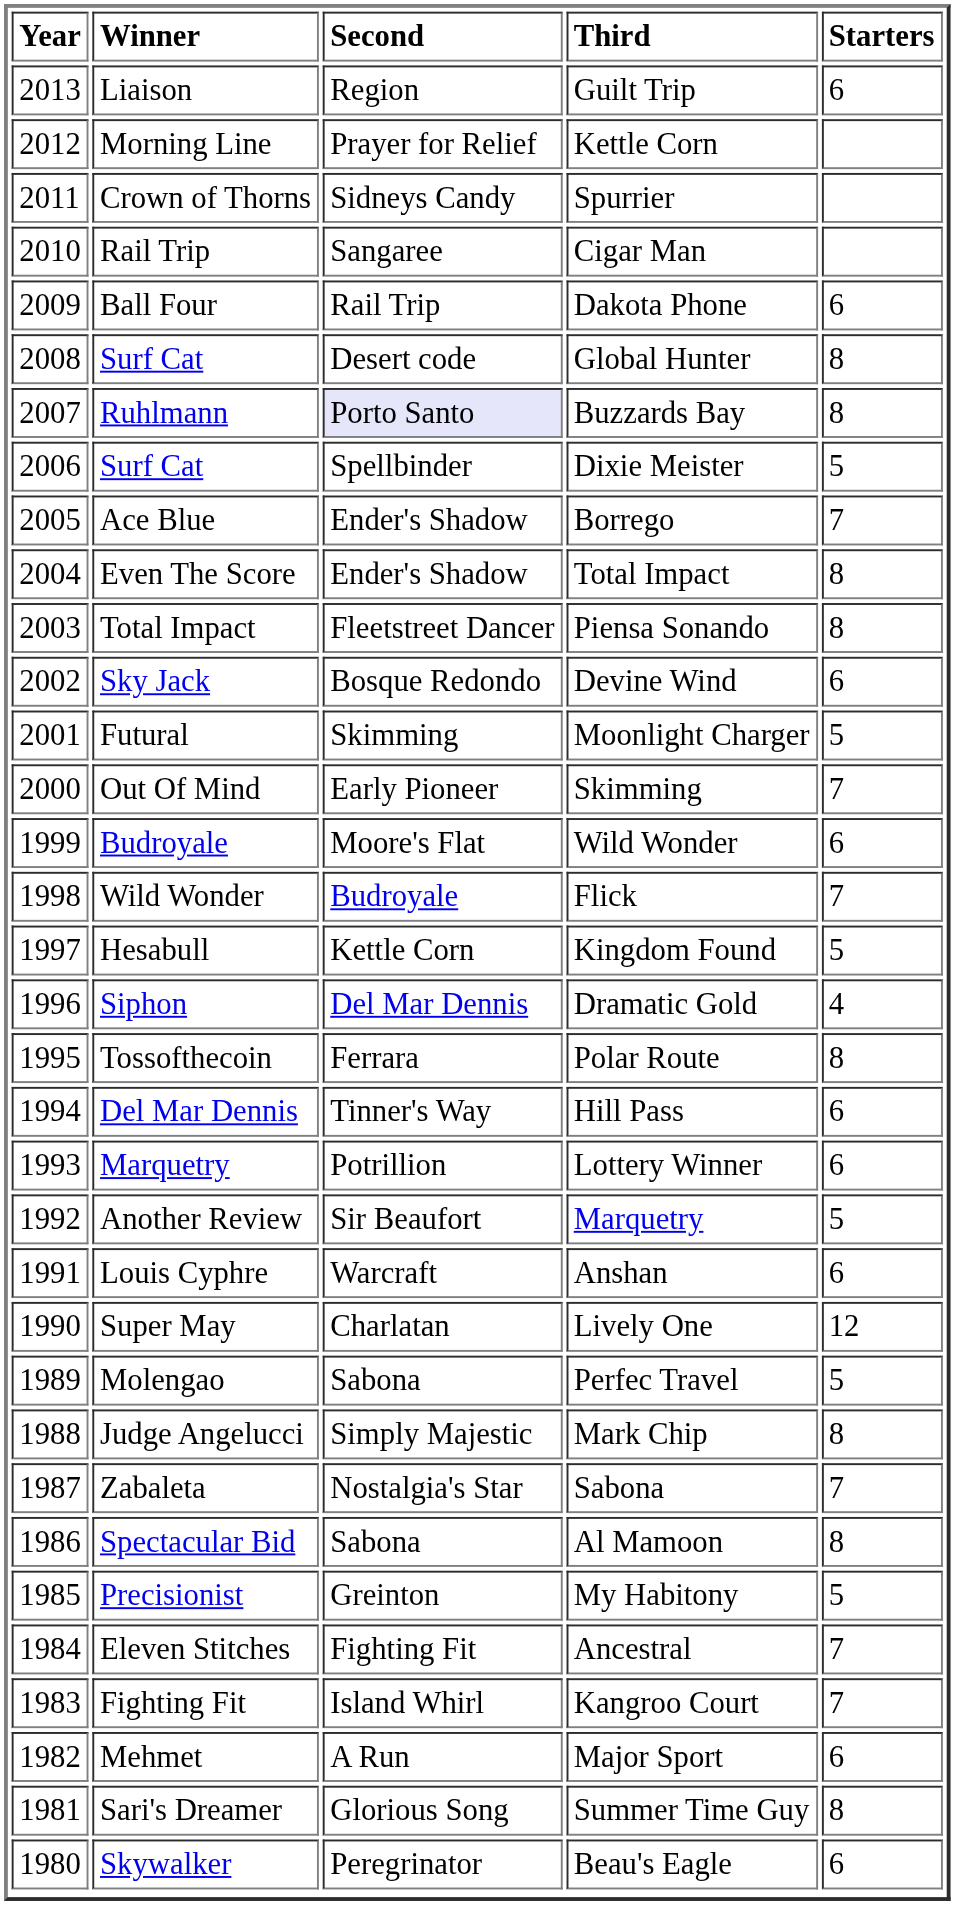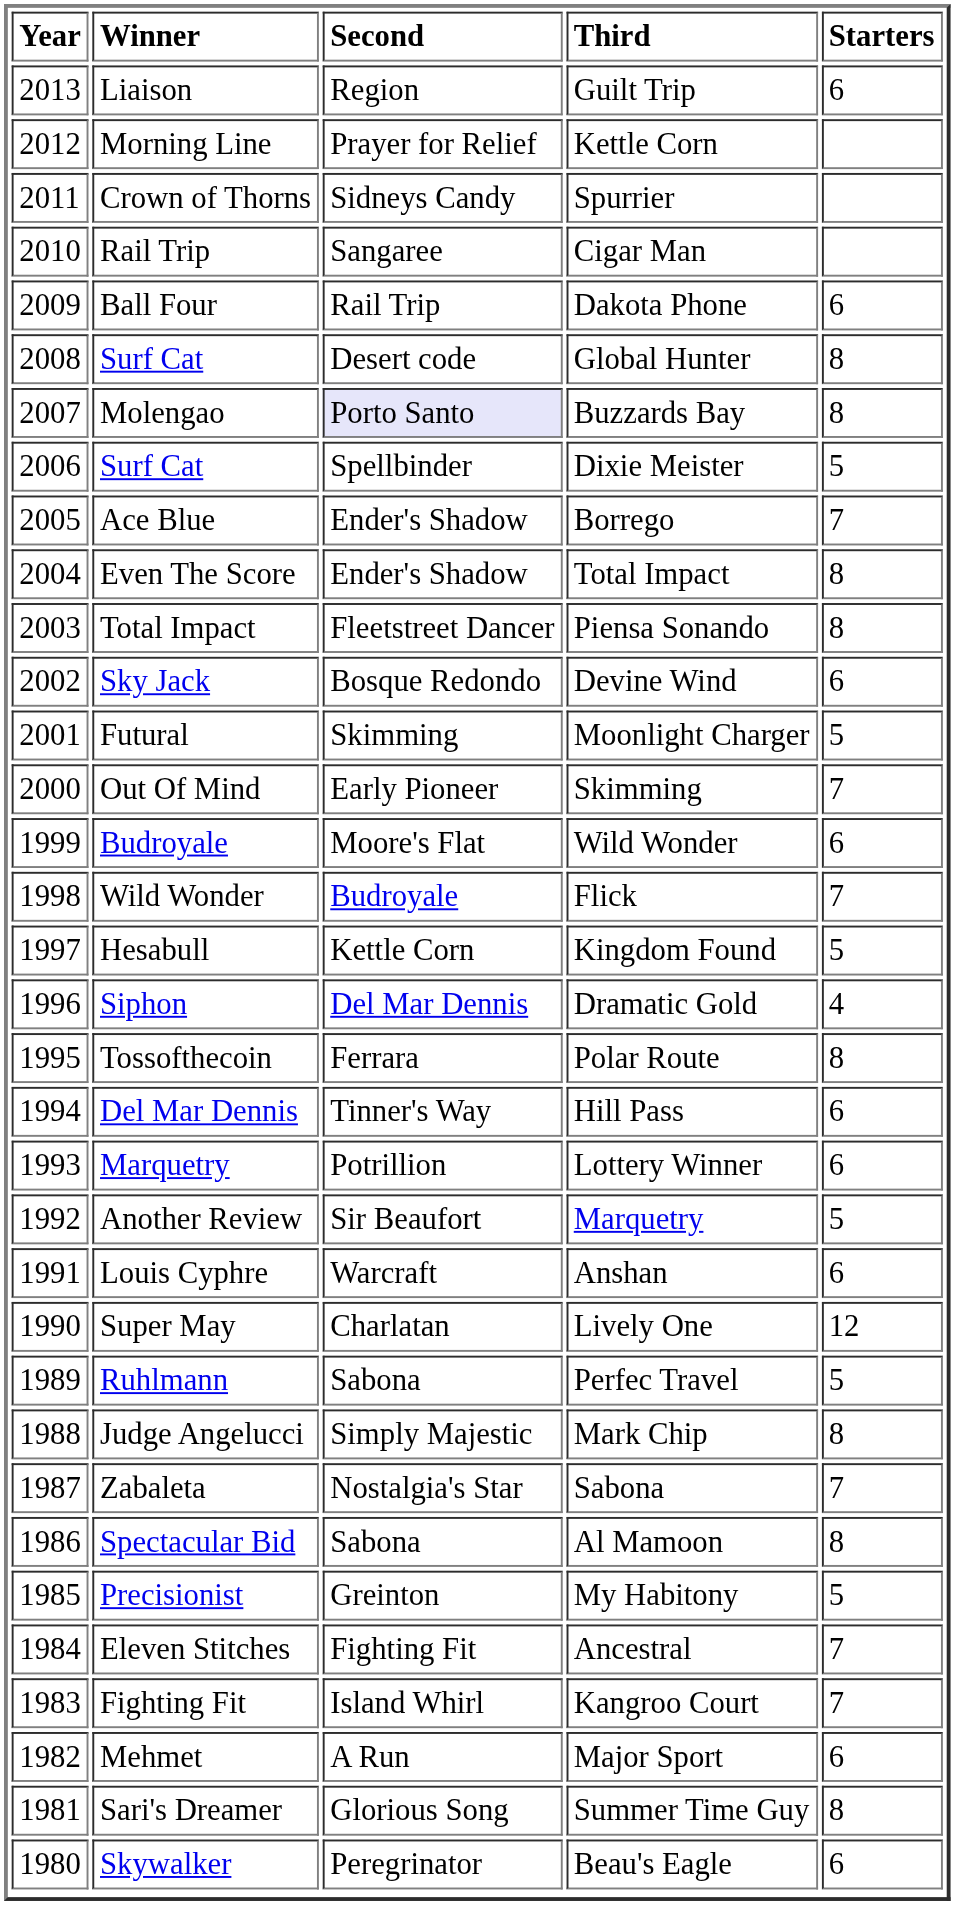(164, 412) Ruhlmann -> (162, 412) Molengao
(162, 1380) Molengao -> (164, 1380) Ruhlmann
